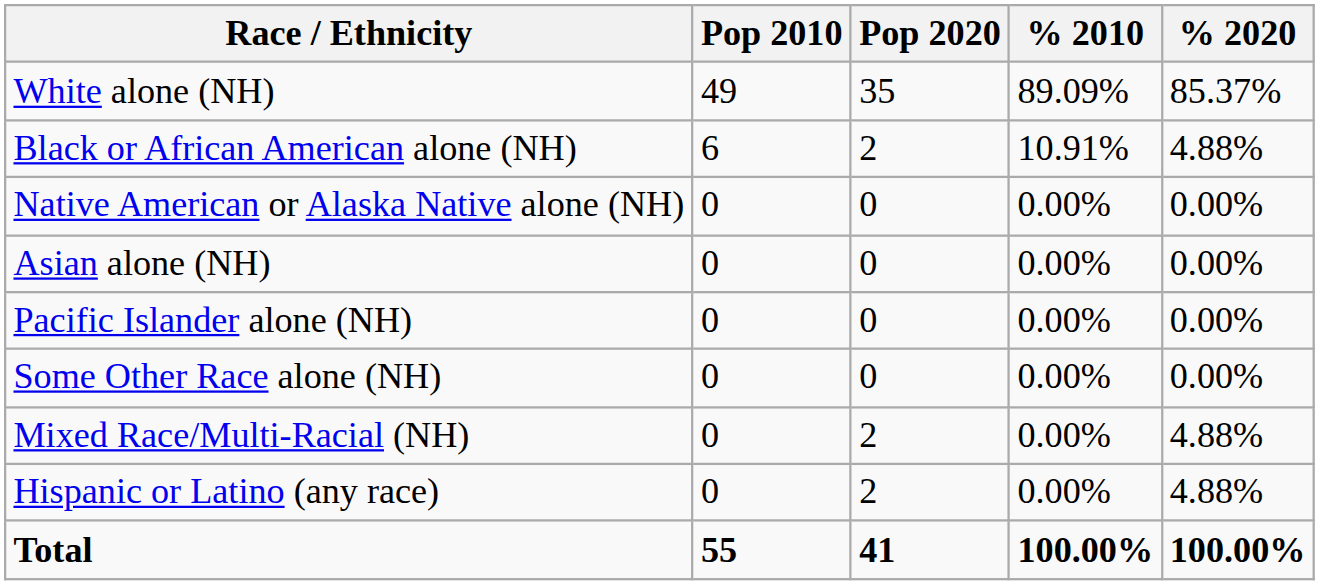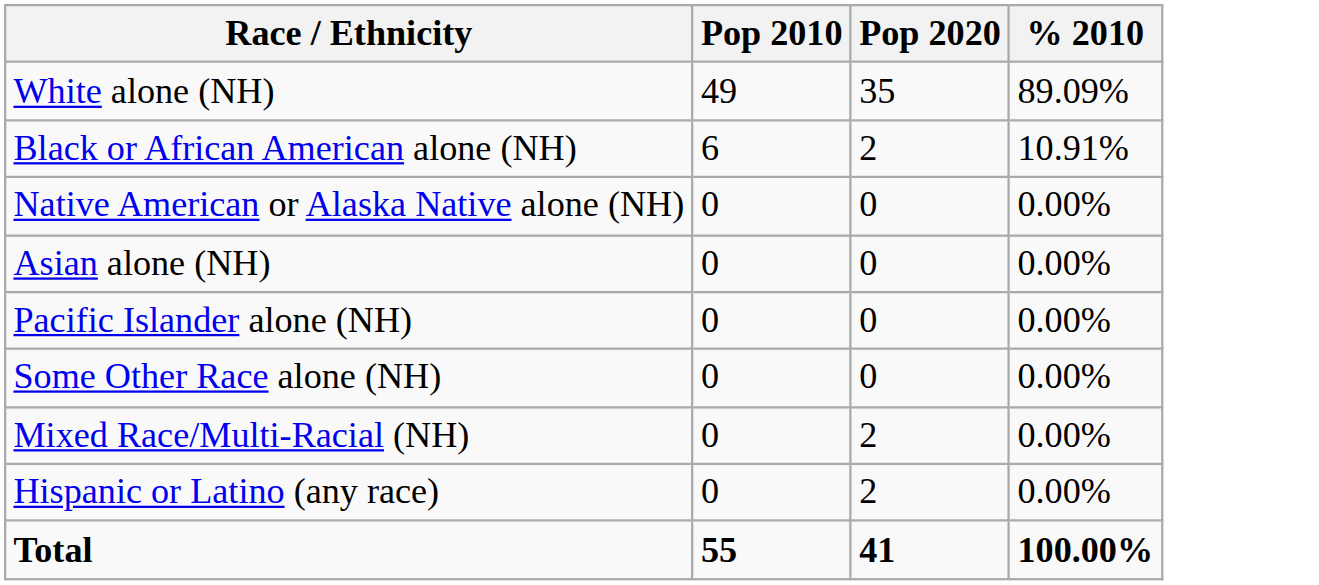- column: (1238, 33)
